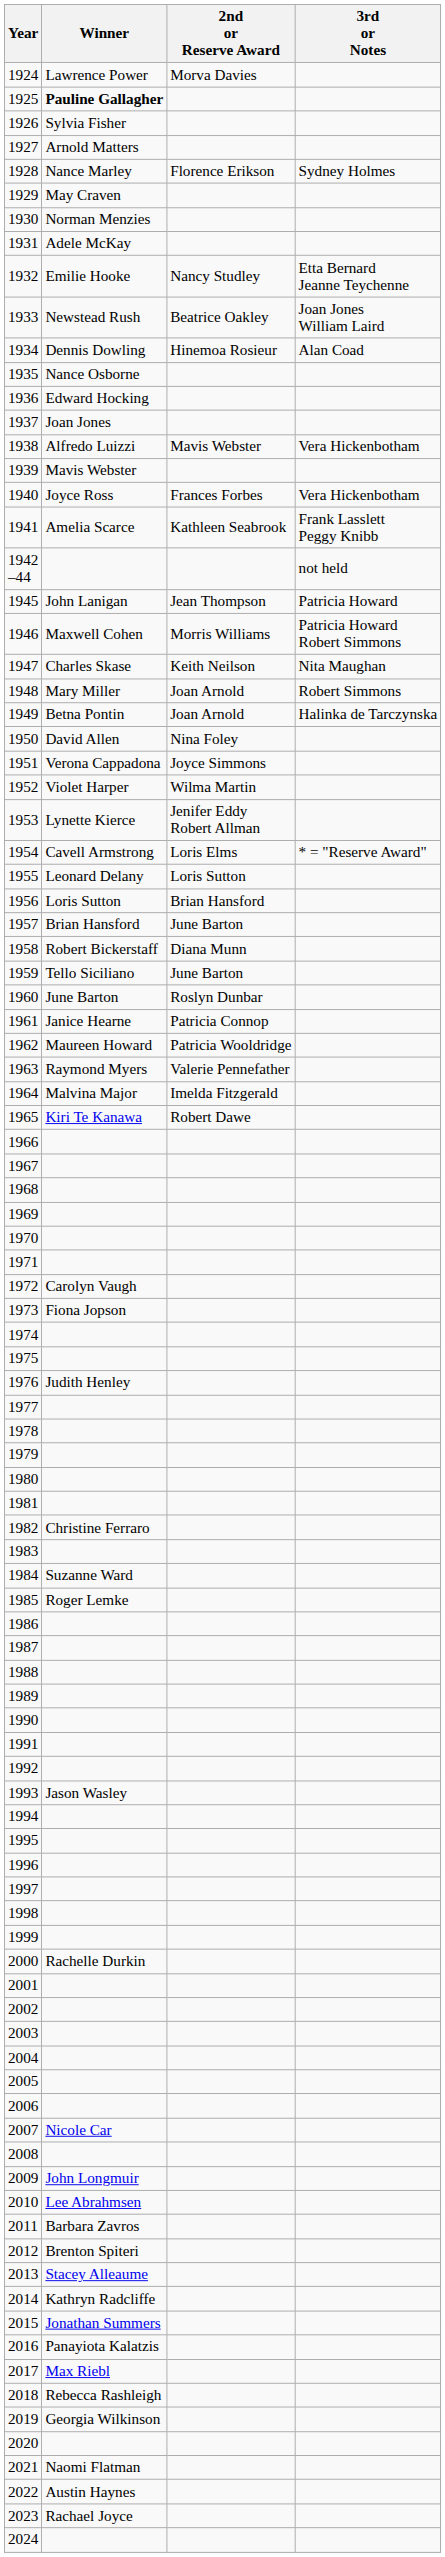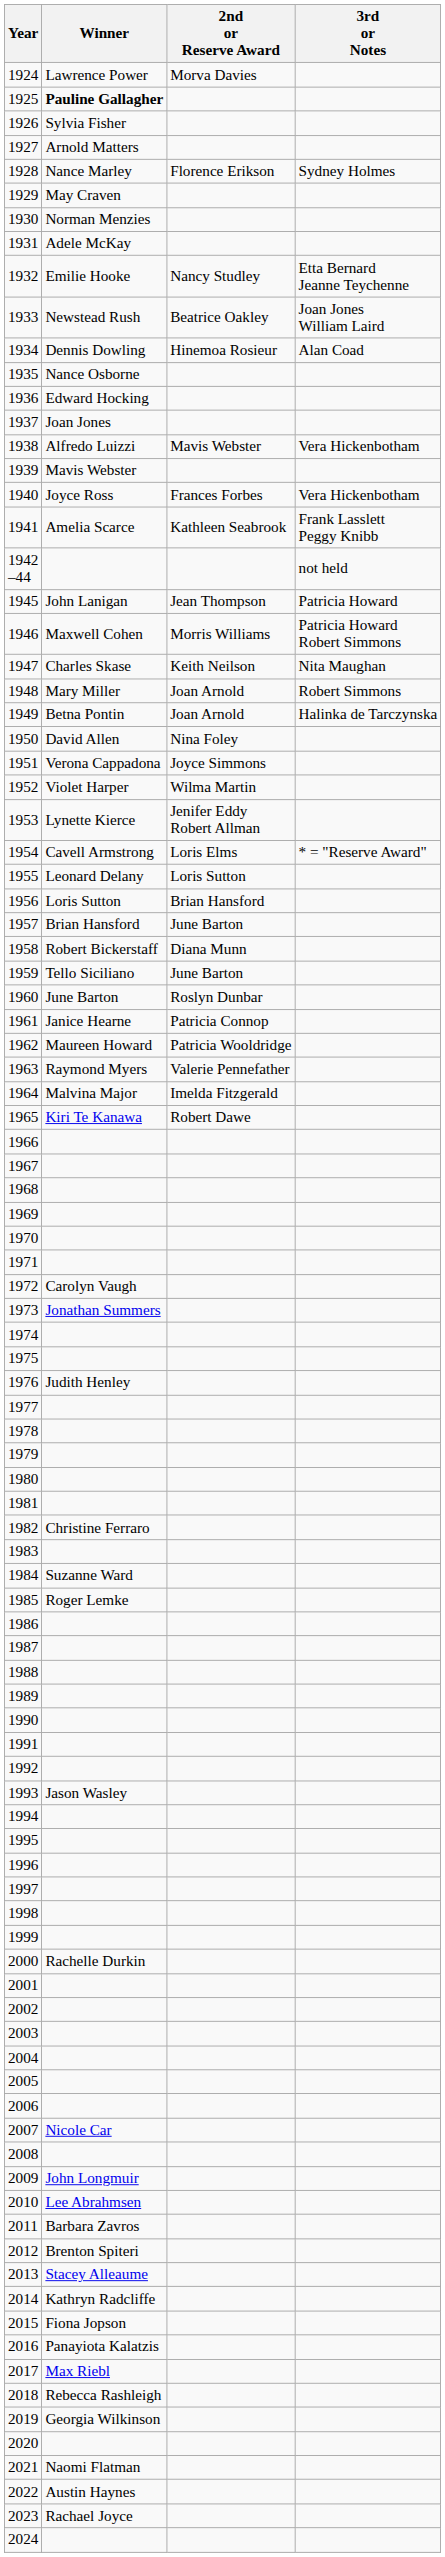(86, 1310) Fiona Jopson -> (103, 1310) Jonathan Summers
(103, 2322) Jonathan Summers -> (86, 2322) Fiona Jopson
